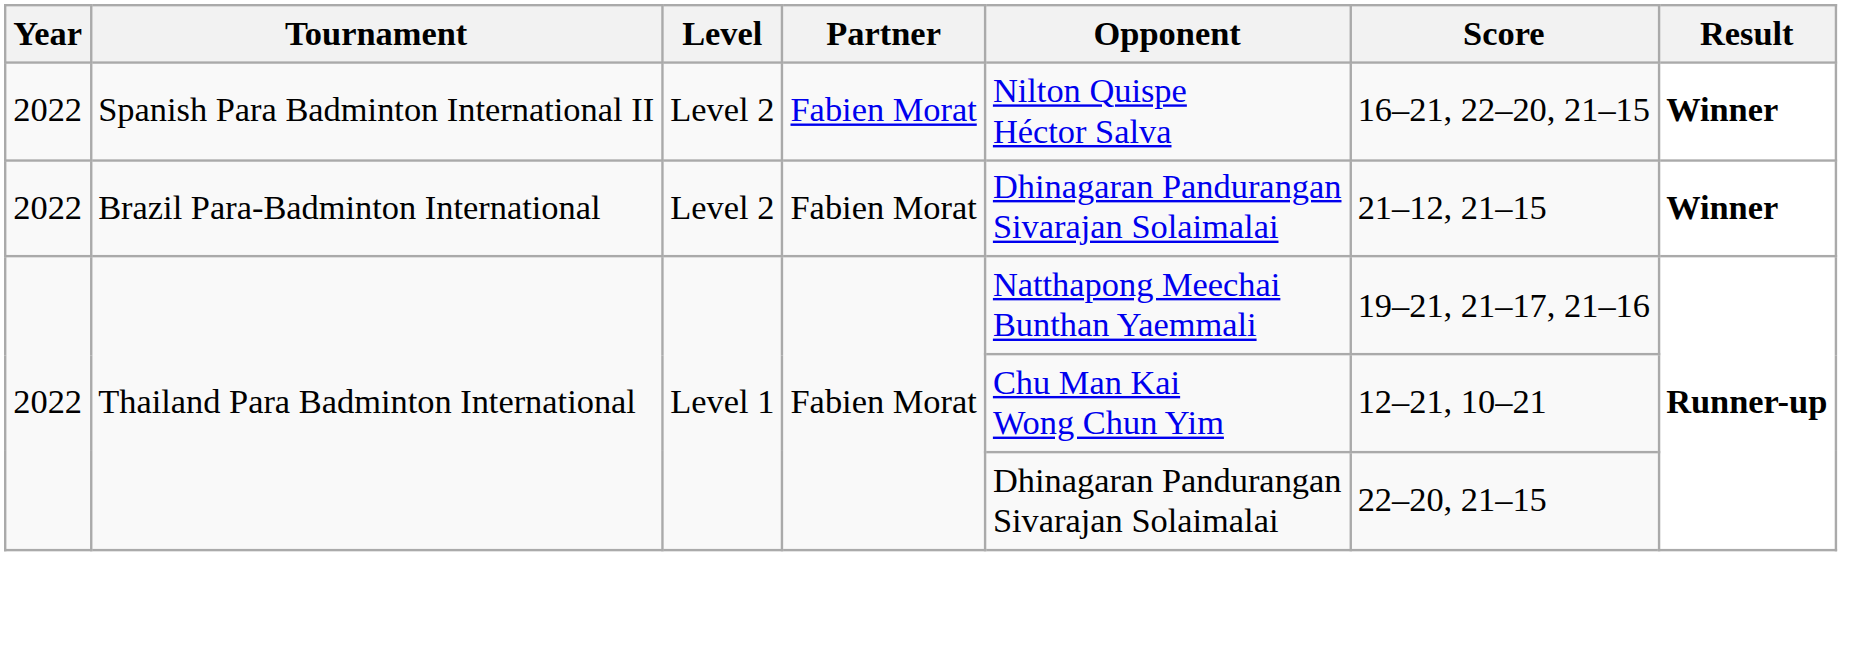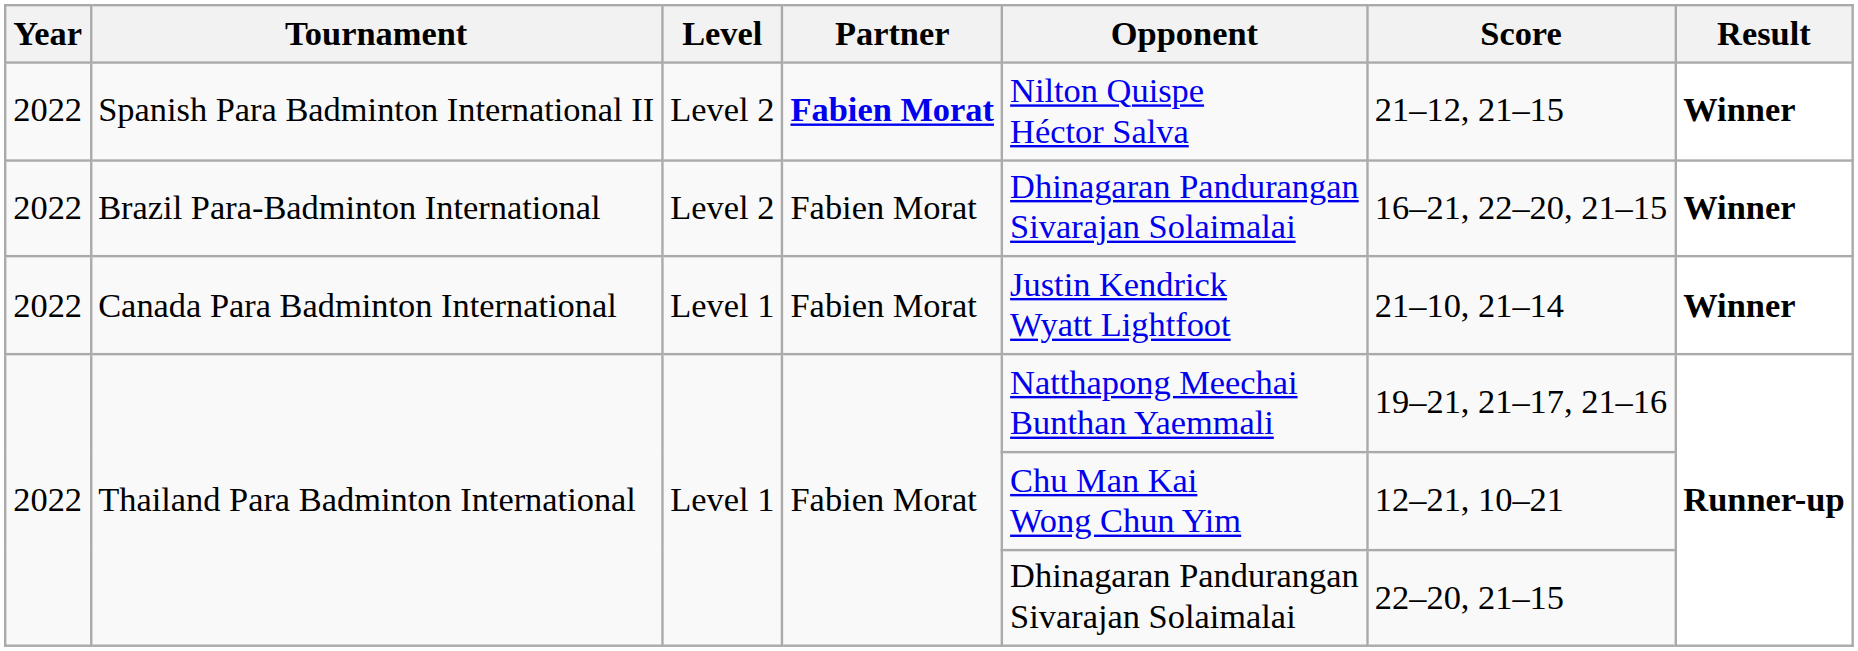(884, 110) normal -> (892, 110) bold
(1504, 110) 16–21, 22–20, 21–15 -> (1469, 110) 21–12, 21–15
(1452, 207) 21–12, 21–15 -> (1521, 207) 16–21, 22–20, 21–15
+ row: (357, 305)
